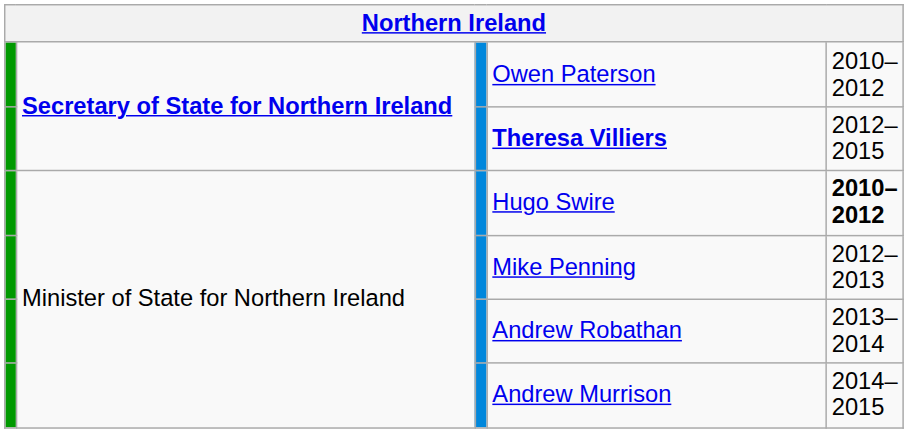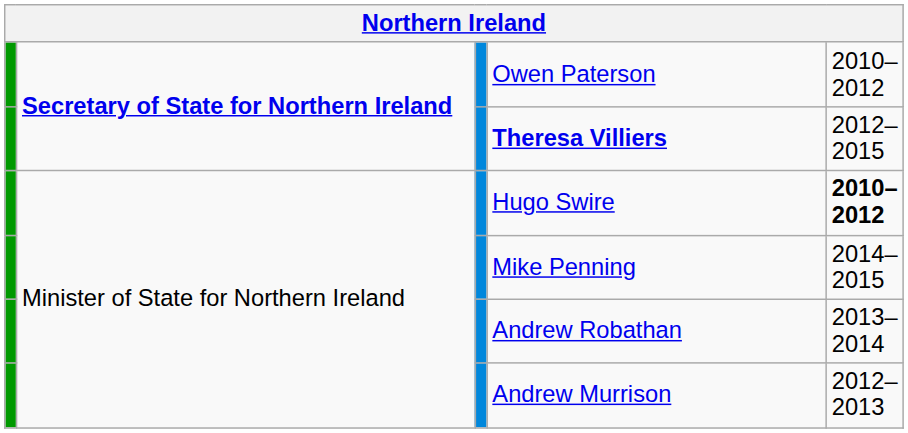(865, 266) 2012–2013 -> (865, 266) 2014–2015
(865, 395) 2014–2015 -> (865, 395) 2012–2013
